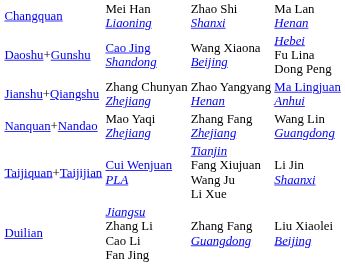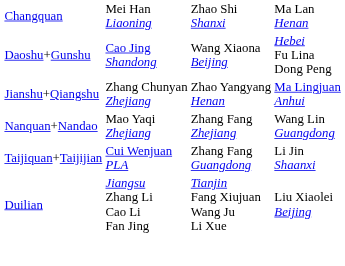(226, 172) Tianjin Fang Xiujuan Wang Ju Li Xue -> (222, 158) Zhang Fang Guangdong
(222, 233) Zhang Fang Guangdong -> (226, 204) Tianjin Fang Xiujuan Wang Ju Li Xue
